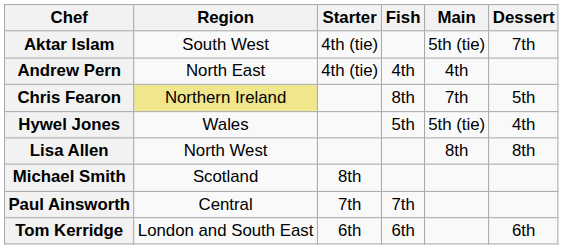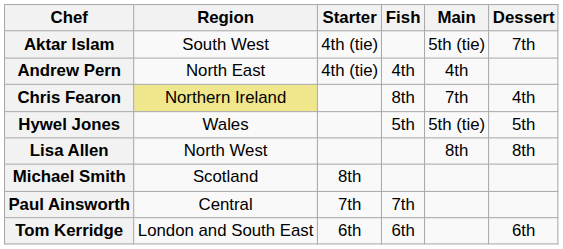(524, 97) 5th -> (524, 97) 4th
(524, 124) 4th -> (524, 124) 5th
